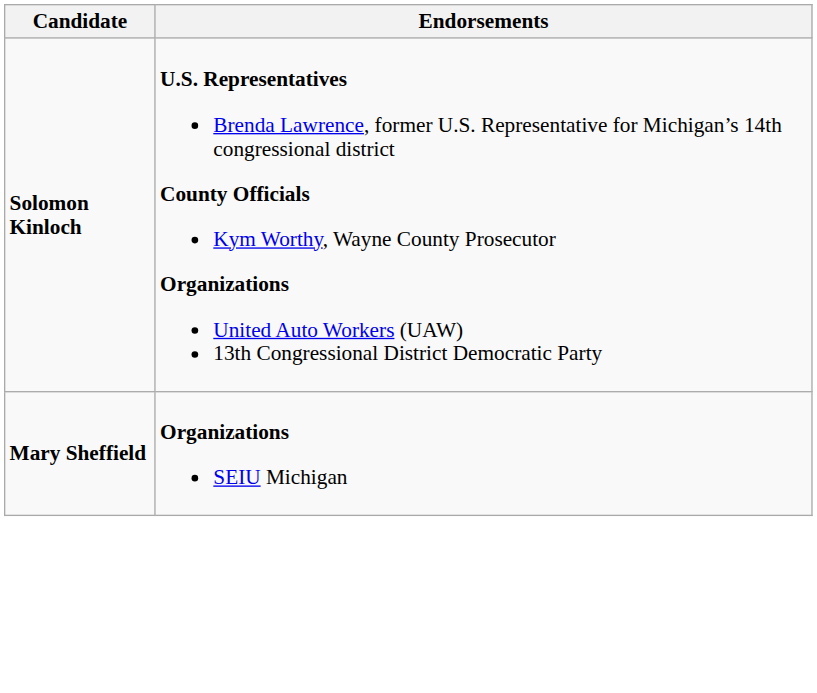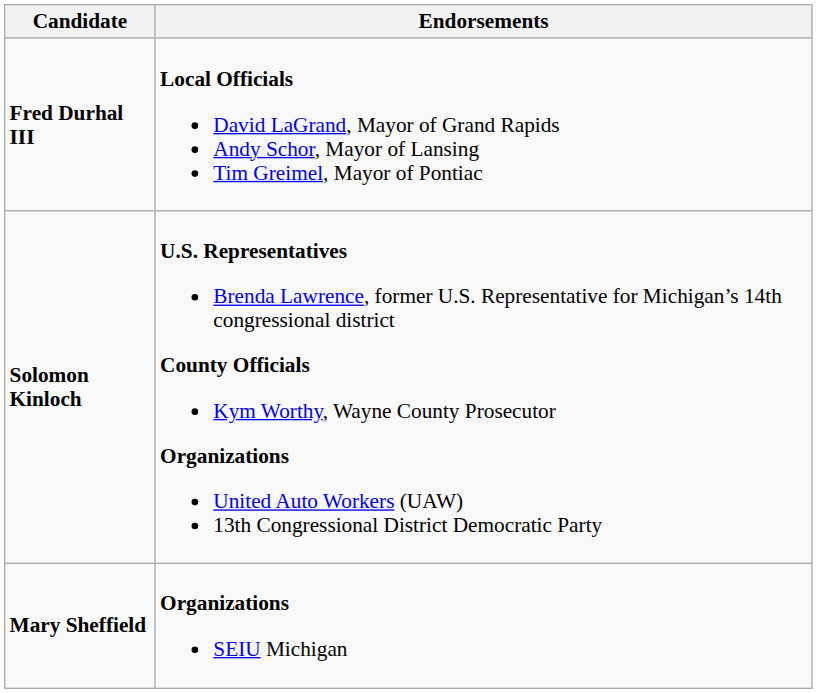+ row: (66, 124)
